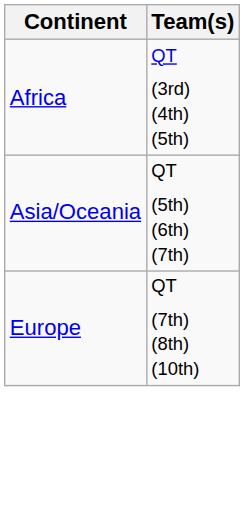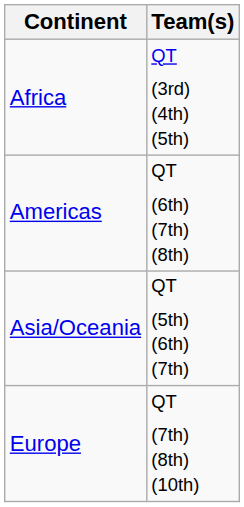+ row: (56, 212)
